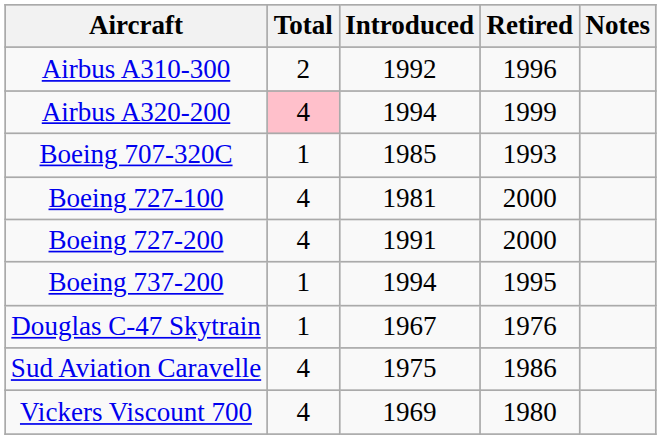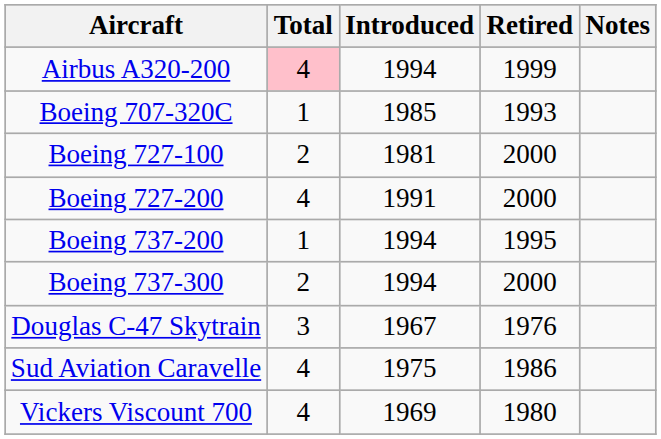- row: (136, 68)
(303, 197) 4 -> (303, 154) 2
+ row: (136, 283)
(303, 326) 1 -> (303, 326) 3
